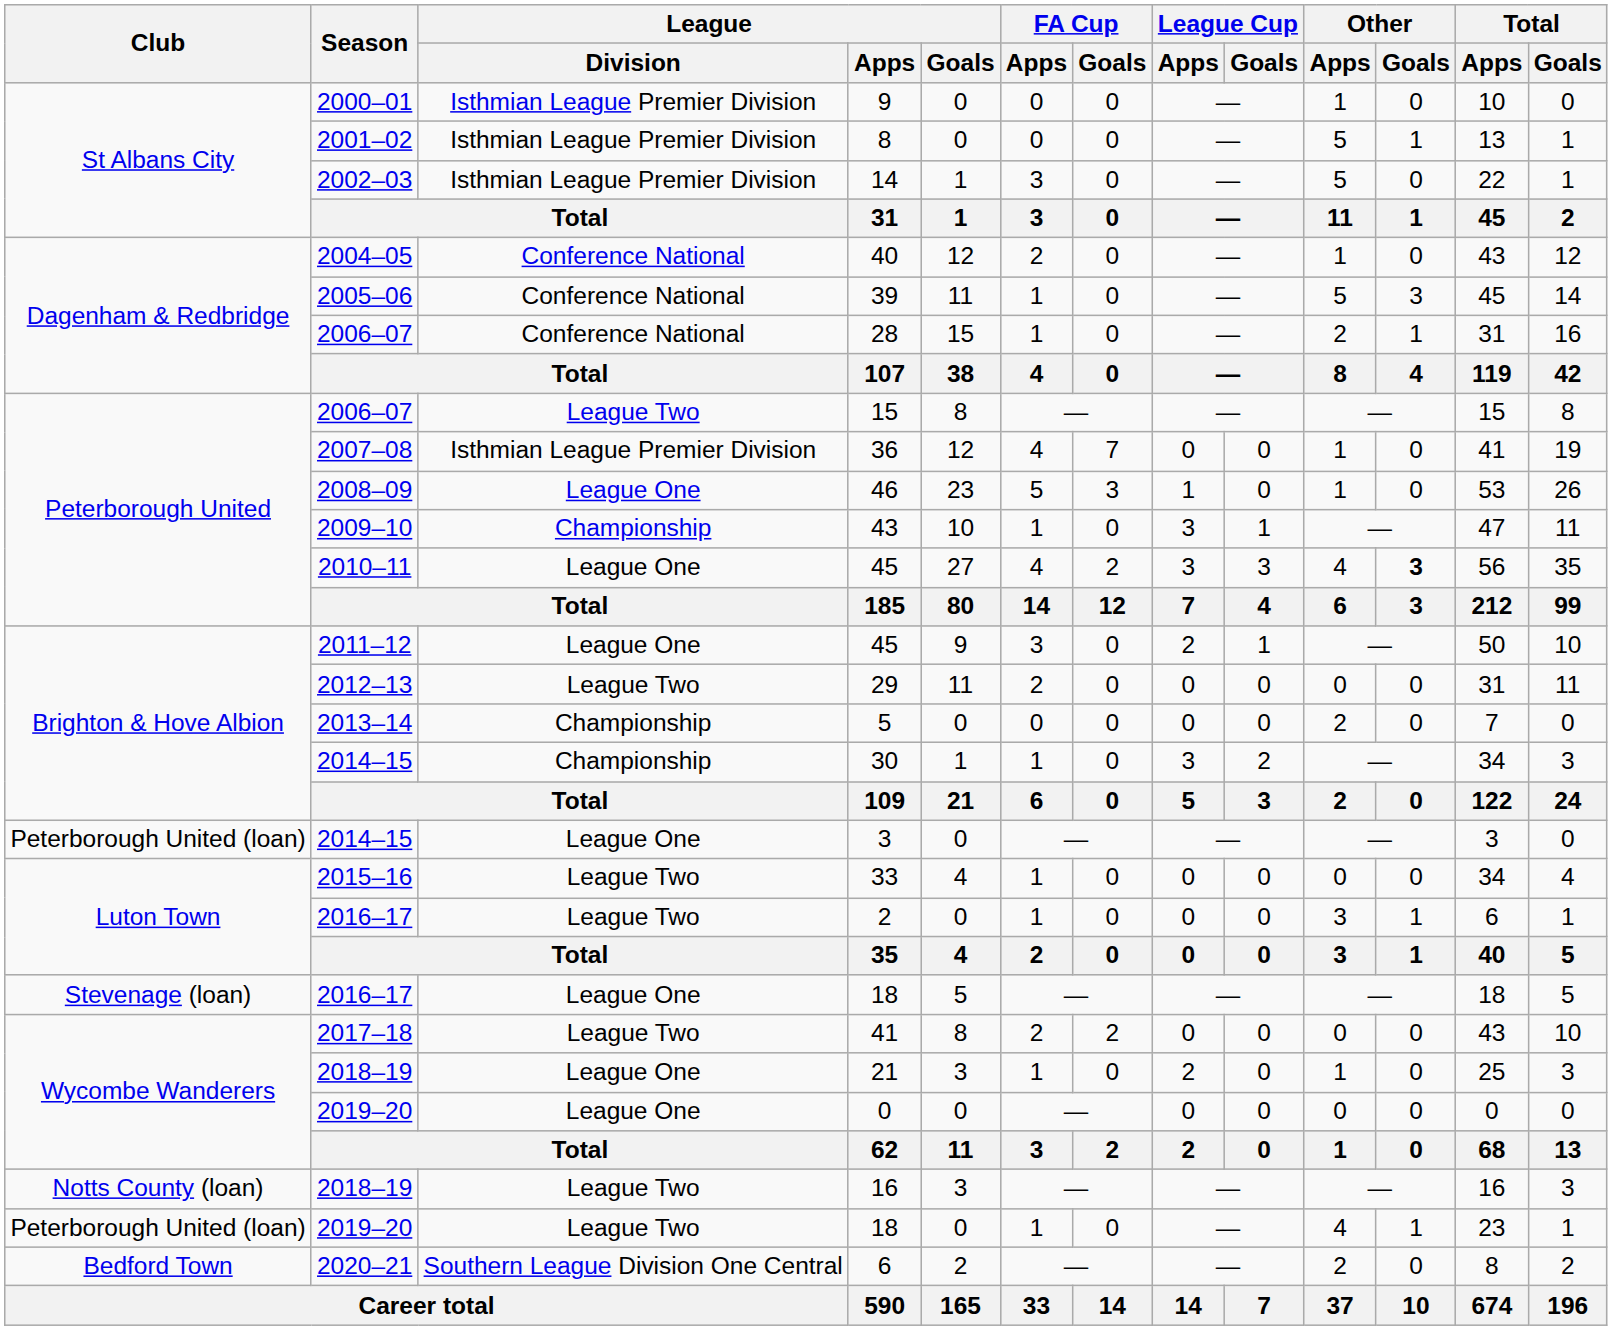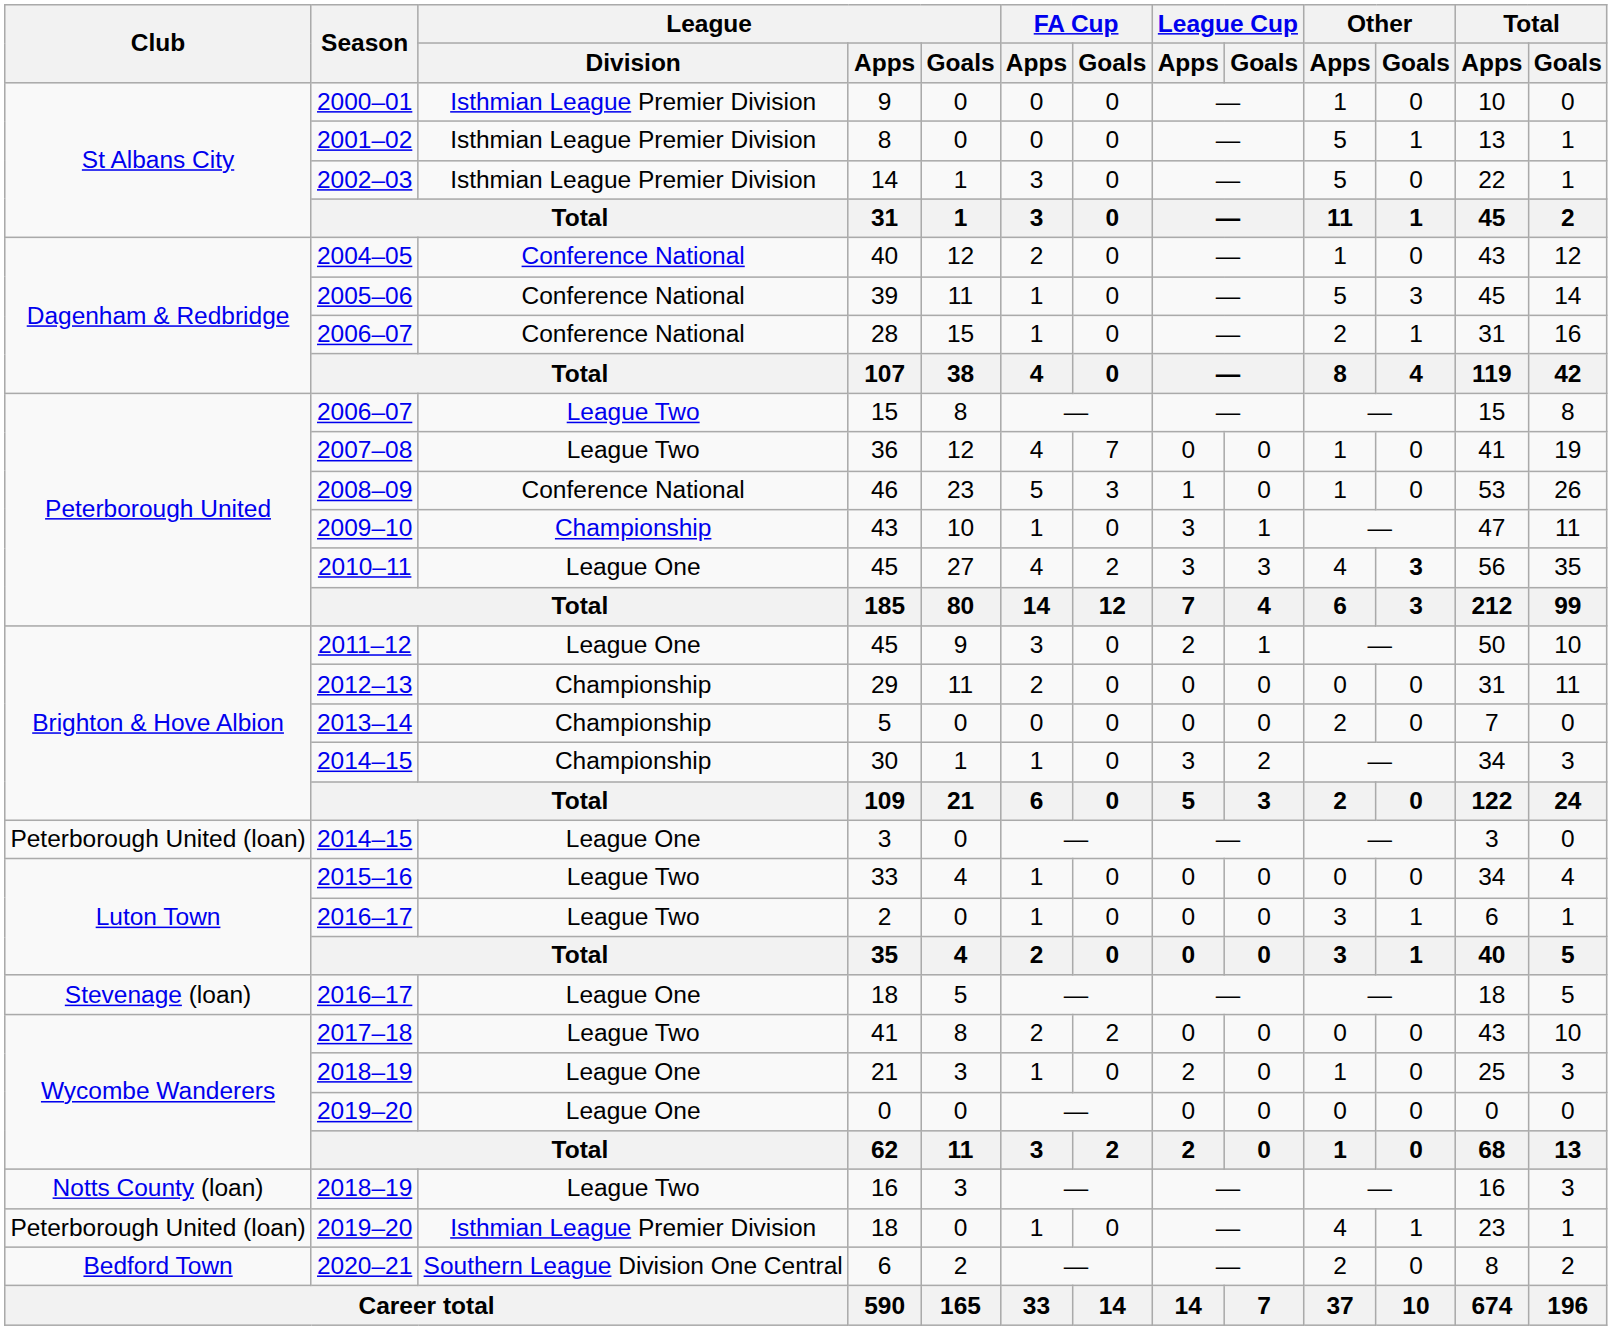(633, 450) Isthmian League Premier Division -> (633, 450) League Two
(633, 489) League One -> (633, 489) Conference National
(633, 683) League Two -> (633, 683) Championship
(633, 1227) League Two -> (633, 1227) Isthmian League Premier Division
